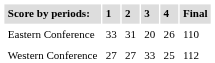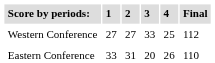rows swapped: (53, 55) <-> (51, 34)
